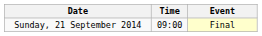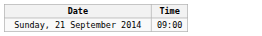- column: (222, 11)
